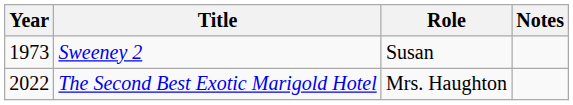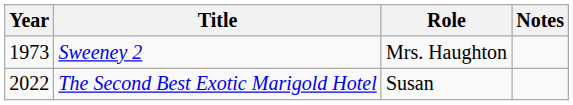(410, 52) Susan -> (446, 52) Mrs. Haughton
(446, 83) Mrs. Haughton -> (410, 83) Susan
